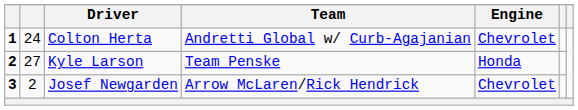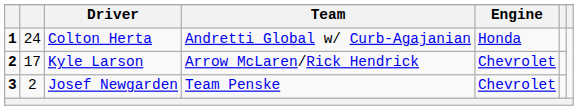(517, 40) Chevrolet -> (500, 40) Honda
(32, 63) 27 -> (32, 63) 17
(233, 63) Team Penske -> (302, 63) Arrow McLaren/Rick Hendrick
(500, 63) Honda -> (517, 63) Chevrolet
(302, 87) Arrow McLaren/Rick Hendrick -> (233, 87) Team Penske
